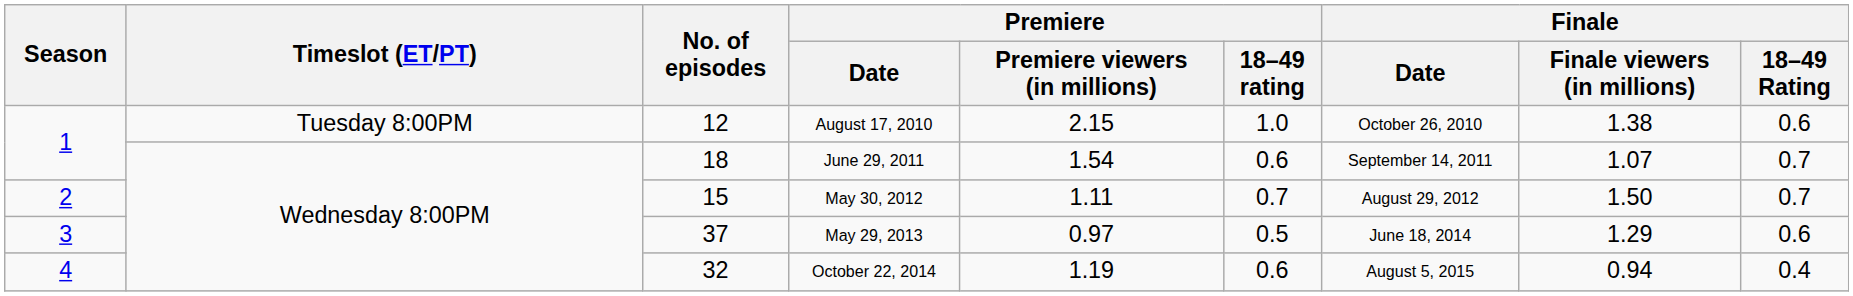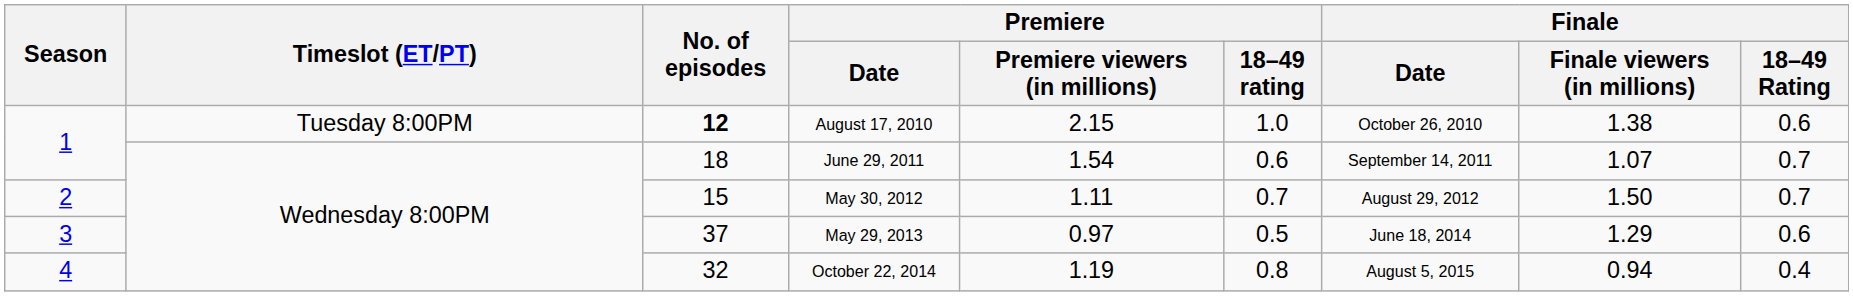(716, 123) normal -> (716, 123) bold
(1272, 271) 0.6 -> (1272, 271) 0.8
